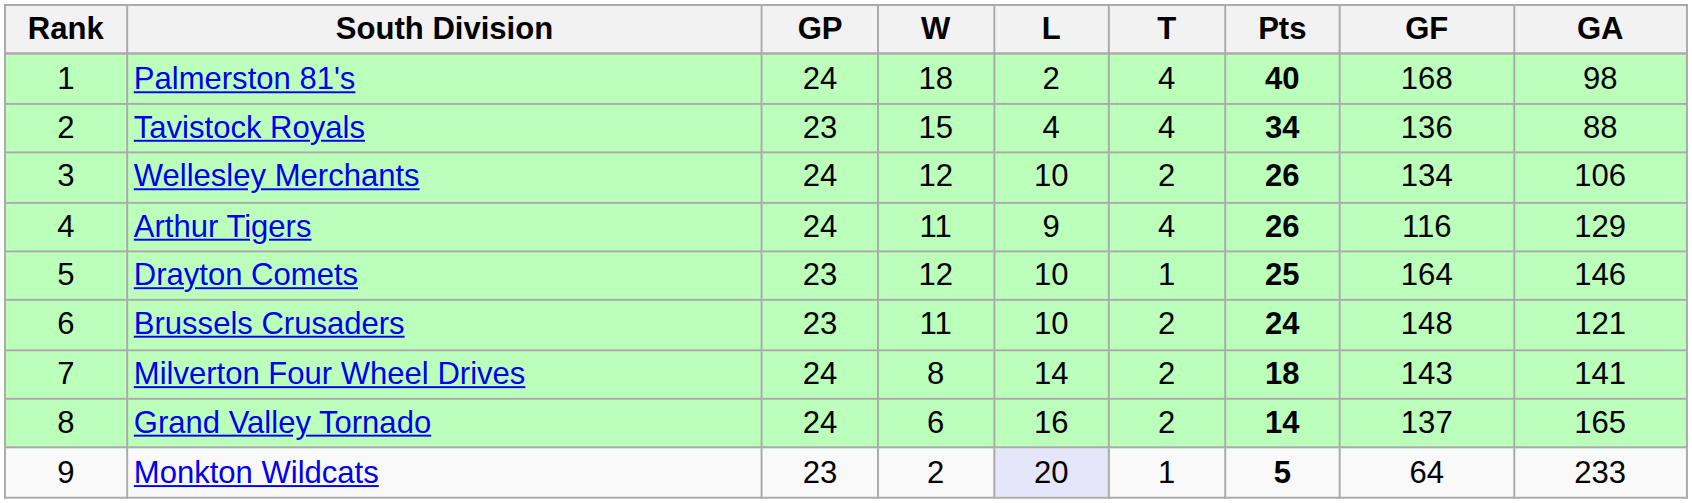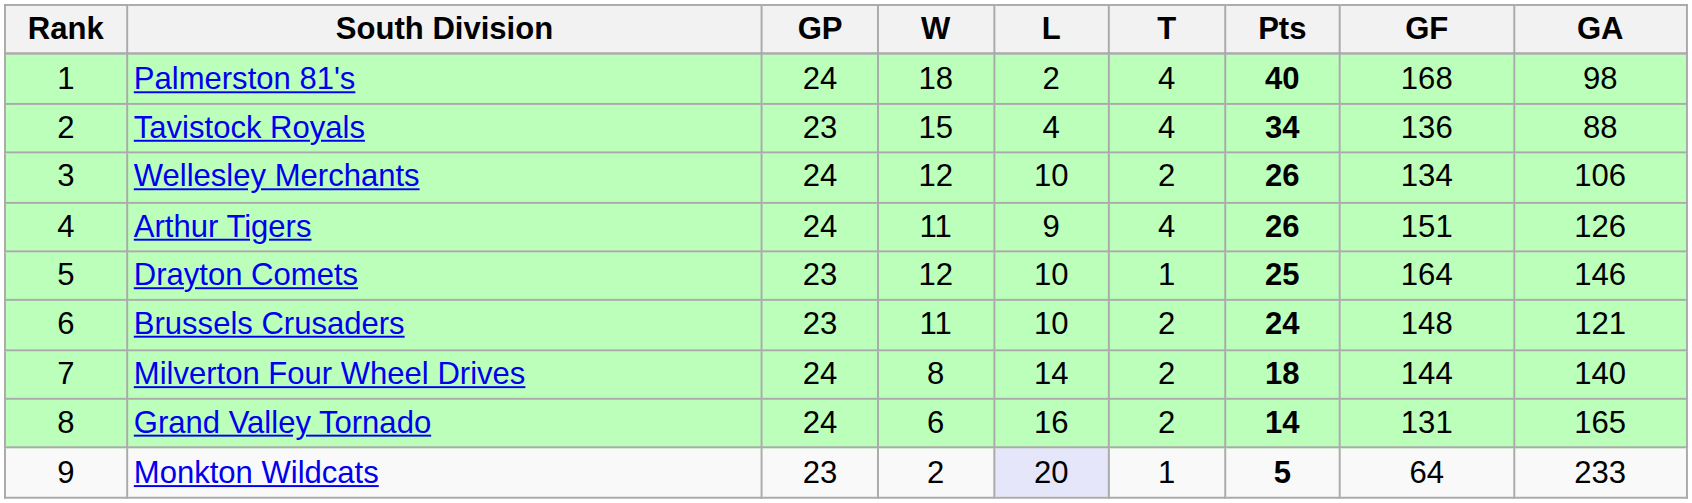(1427, 226) 116 -> (1427, 226) 151
(1600, 226) 129 -> (1600, 226) 126
(1427, 373) 143 -> (1427, 373) 144
(1600, 373) 141 -> (1600, 373) 140
(1427, 422) 137 -> (1427, 422) 131
